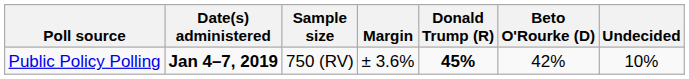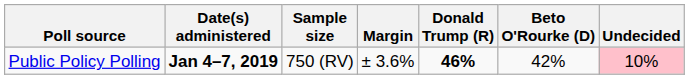(458, 61) 45% -> (458, 61) 46%
(641, 61) no background -> (641, 61) pink background
